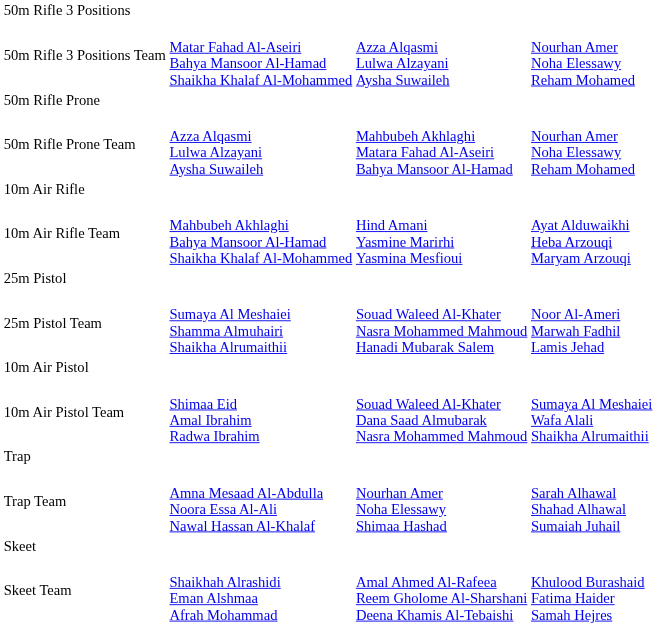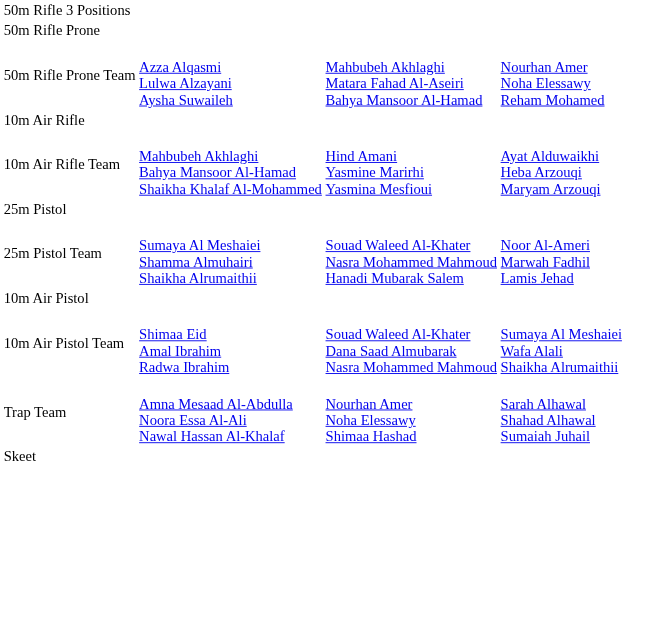- row: (85, 55)
- row: (17, 456)
- row: (38, 590)
